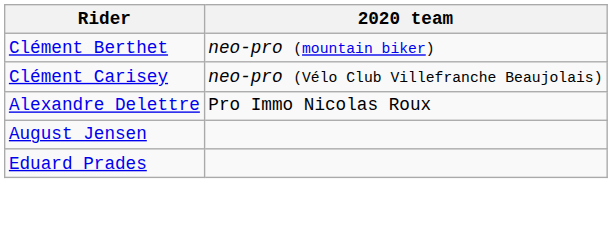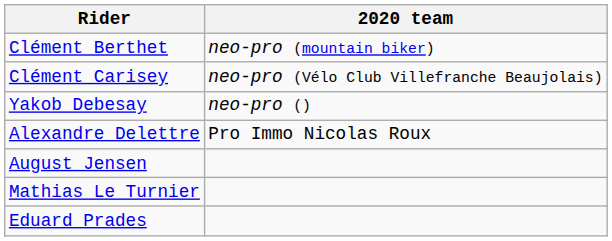+ row: (78, 106)
+ row: (104, 192)
